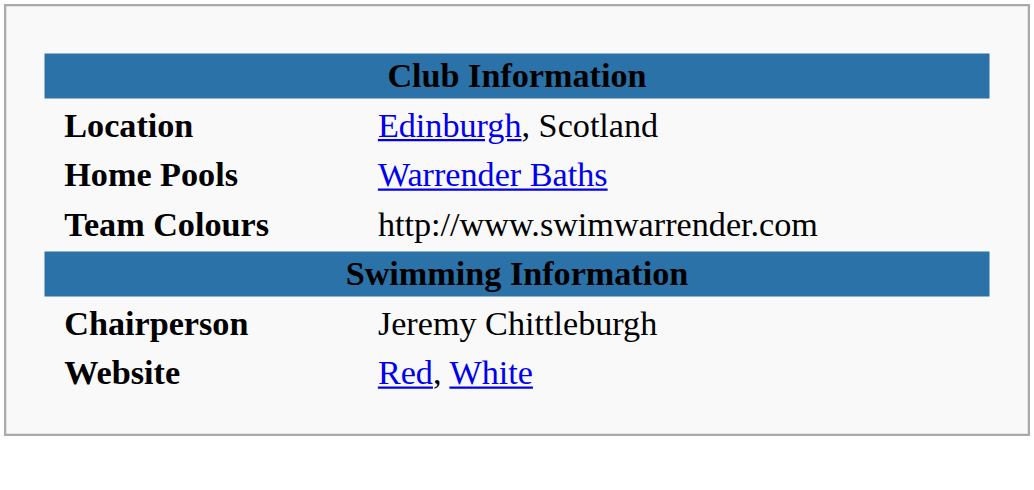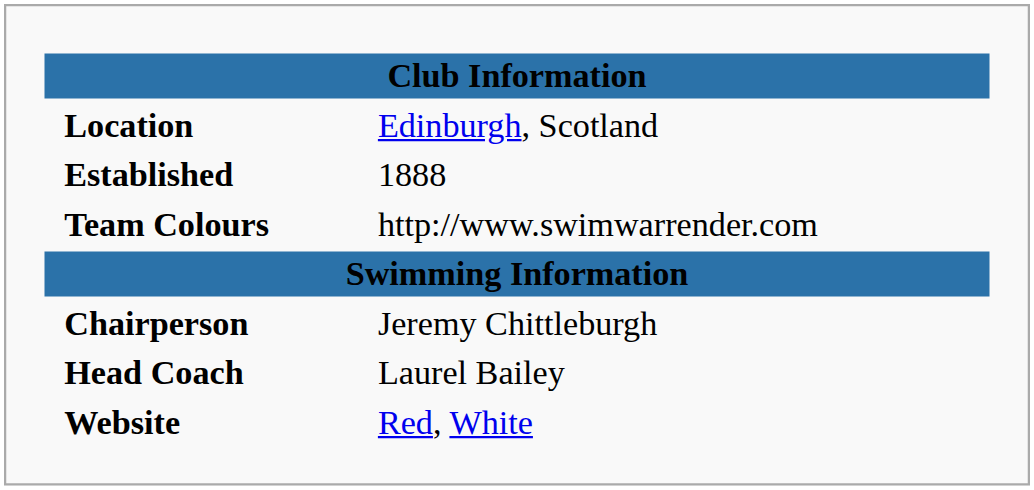+ row: (140, 174)
- row: (143, 174)
+ row: (145, 372)
